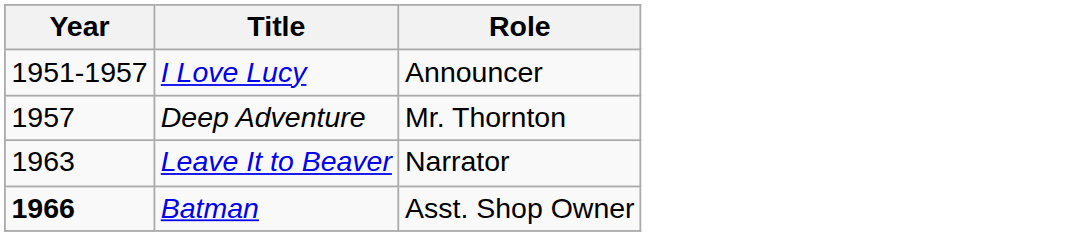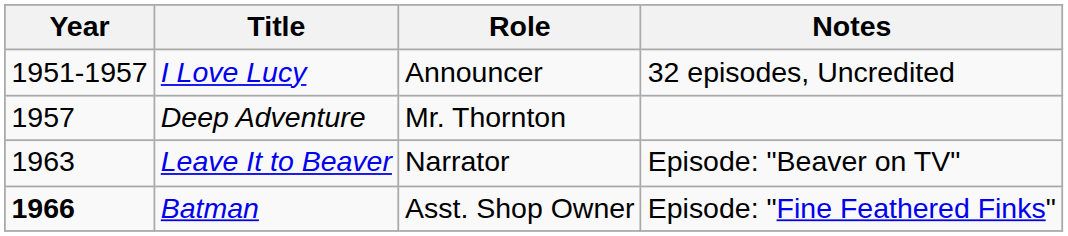+ column: (852, 27)
